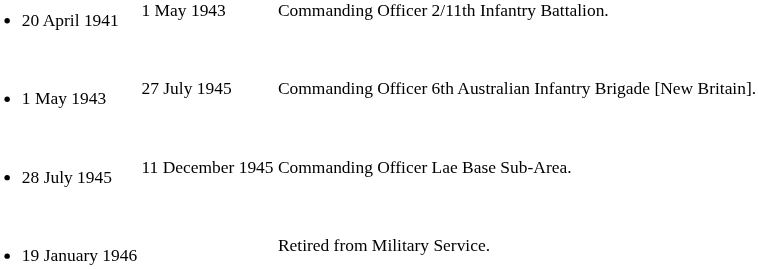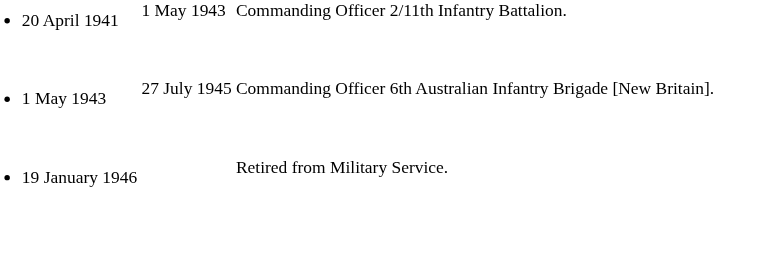- row: (58, 177)
